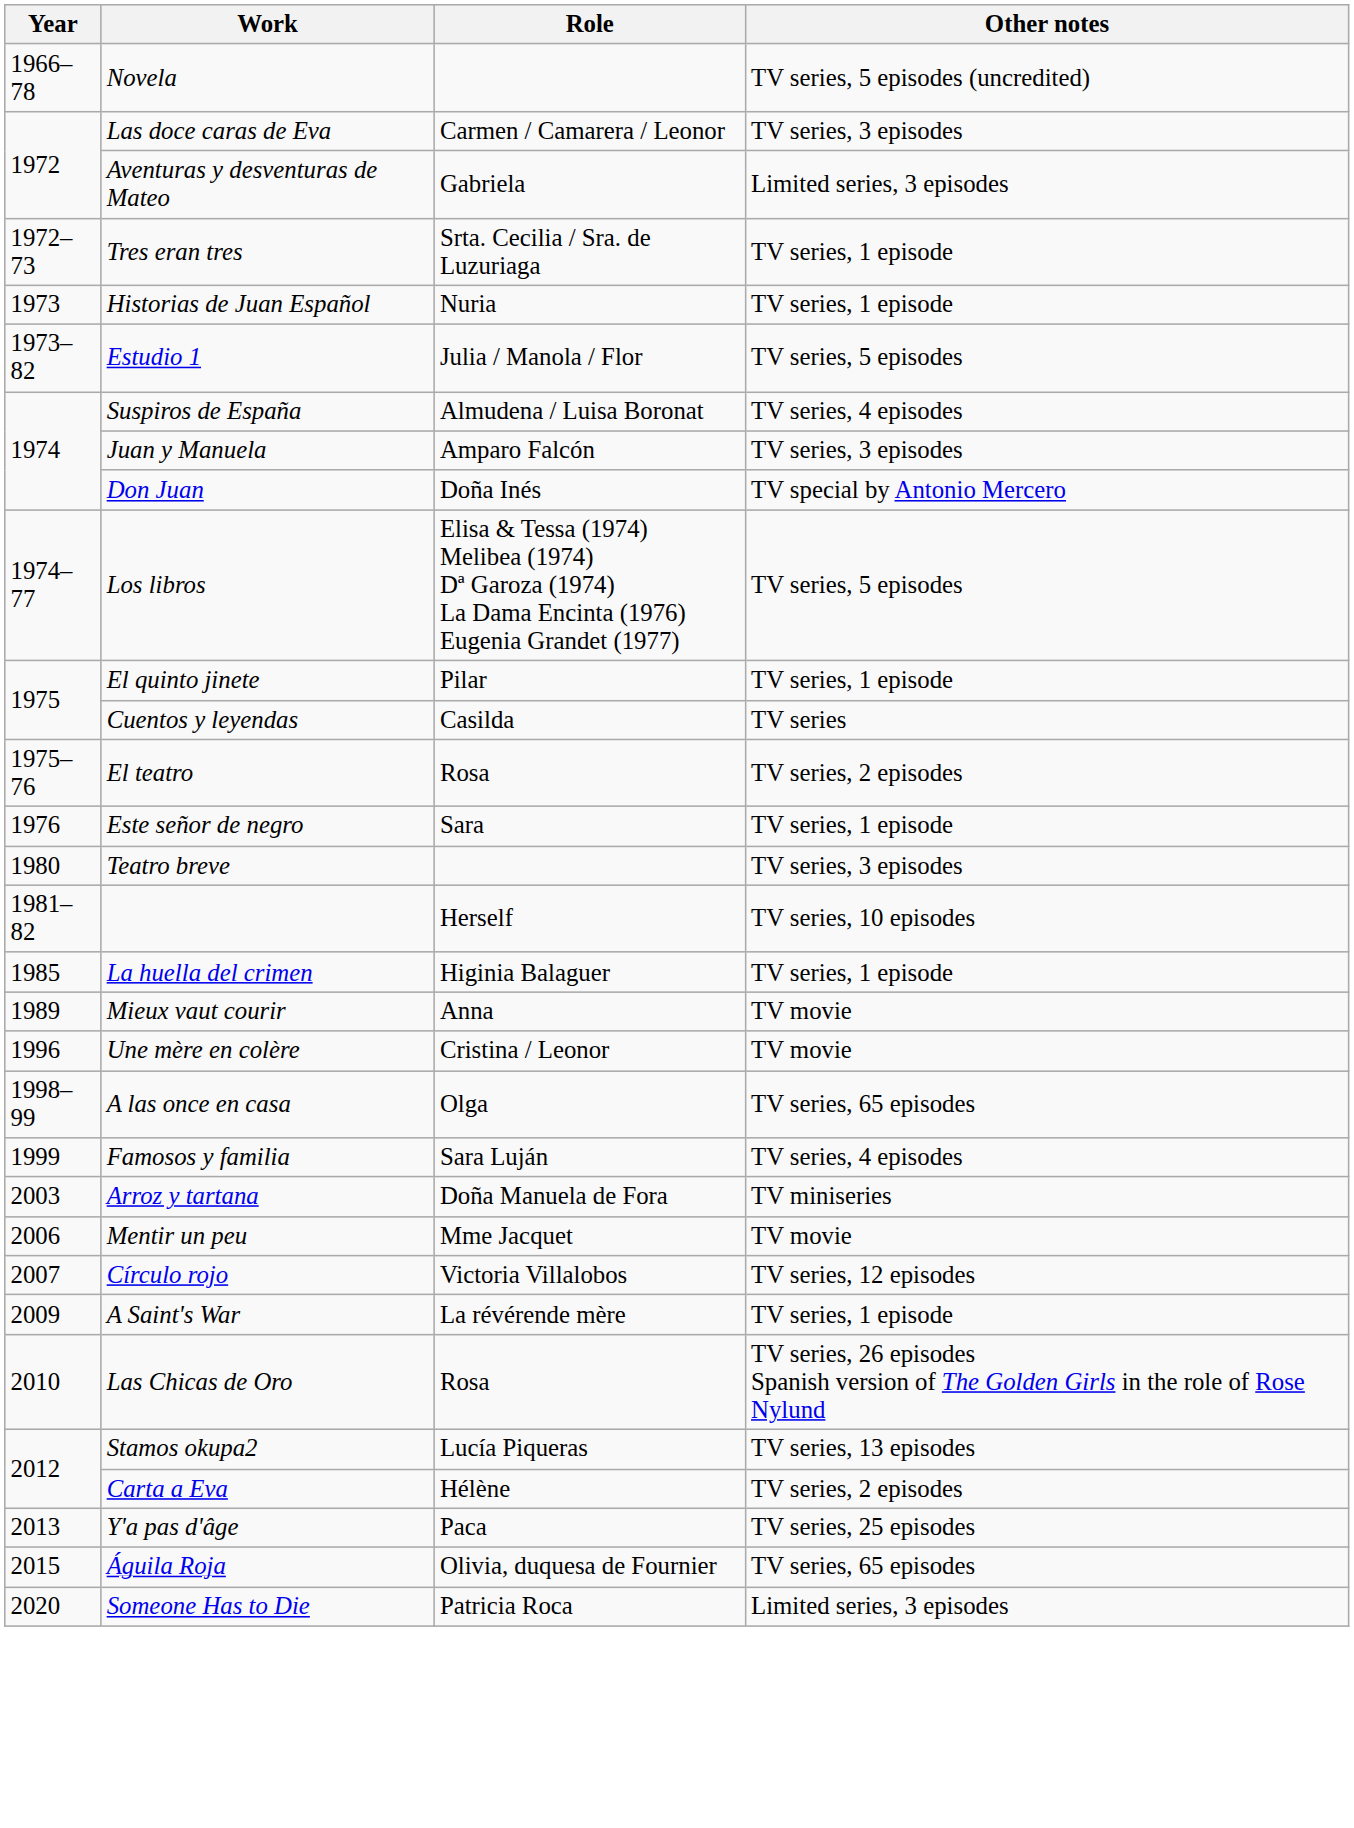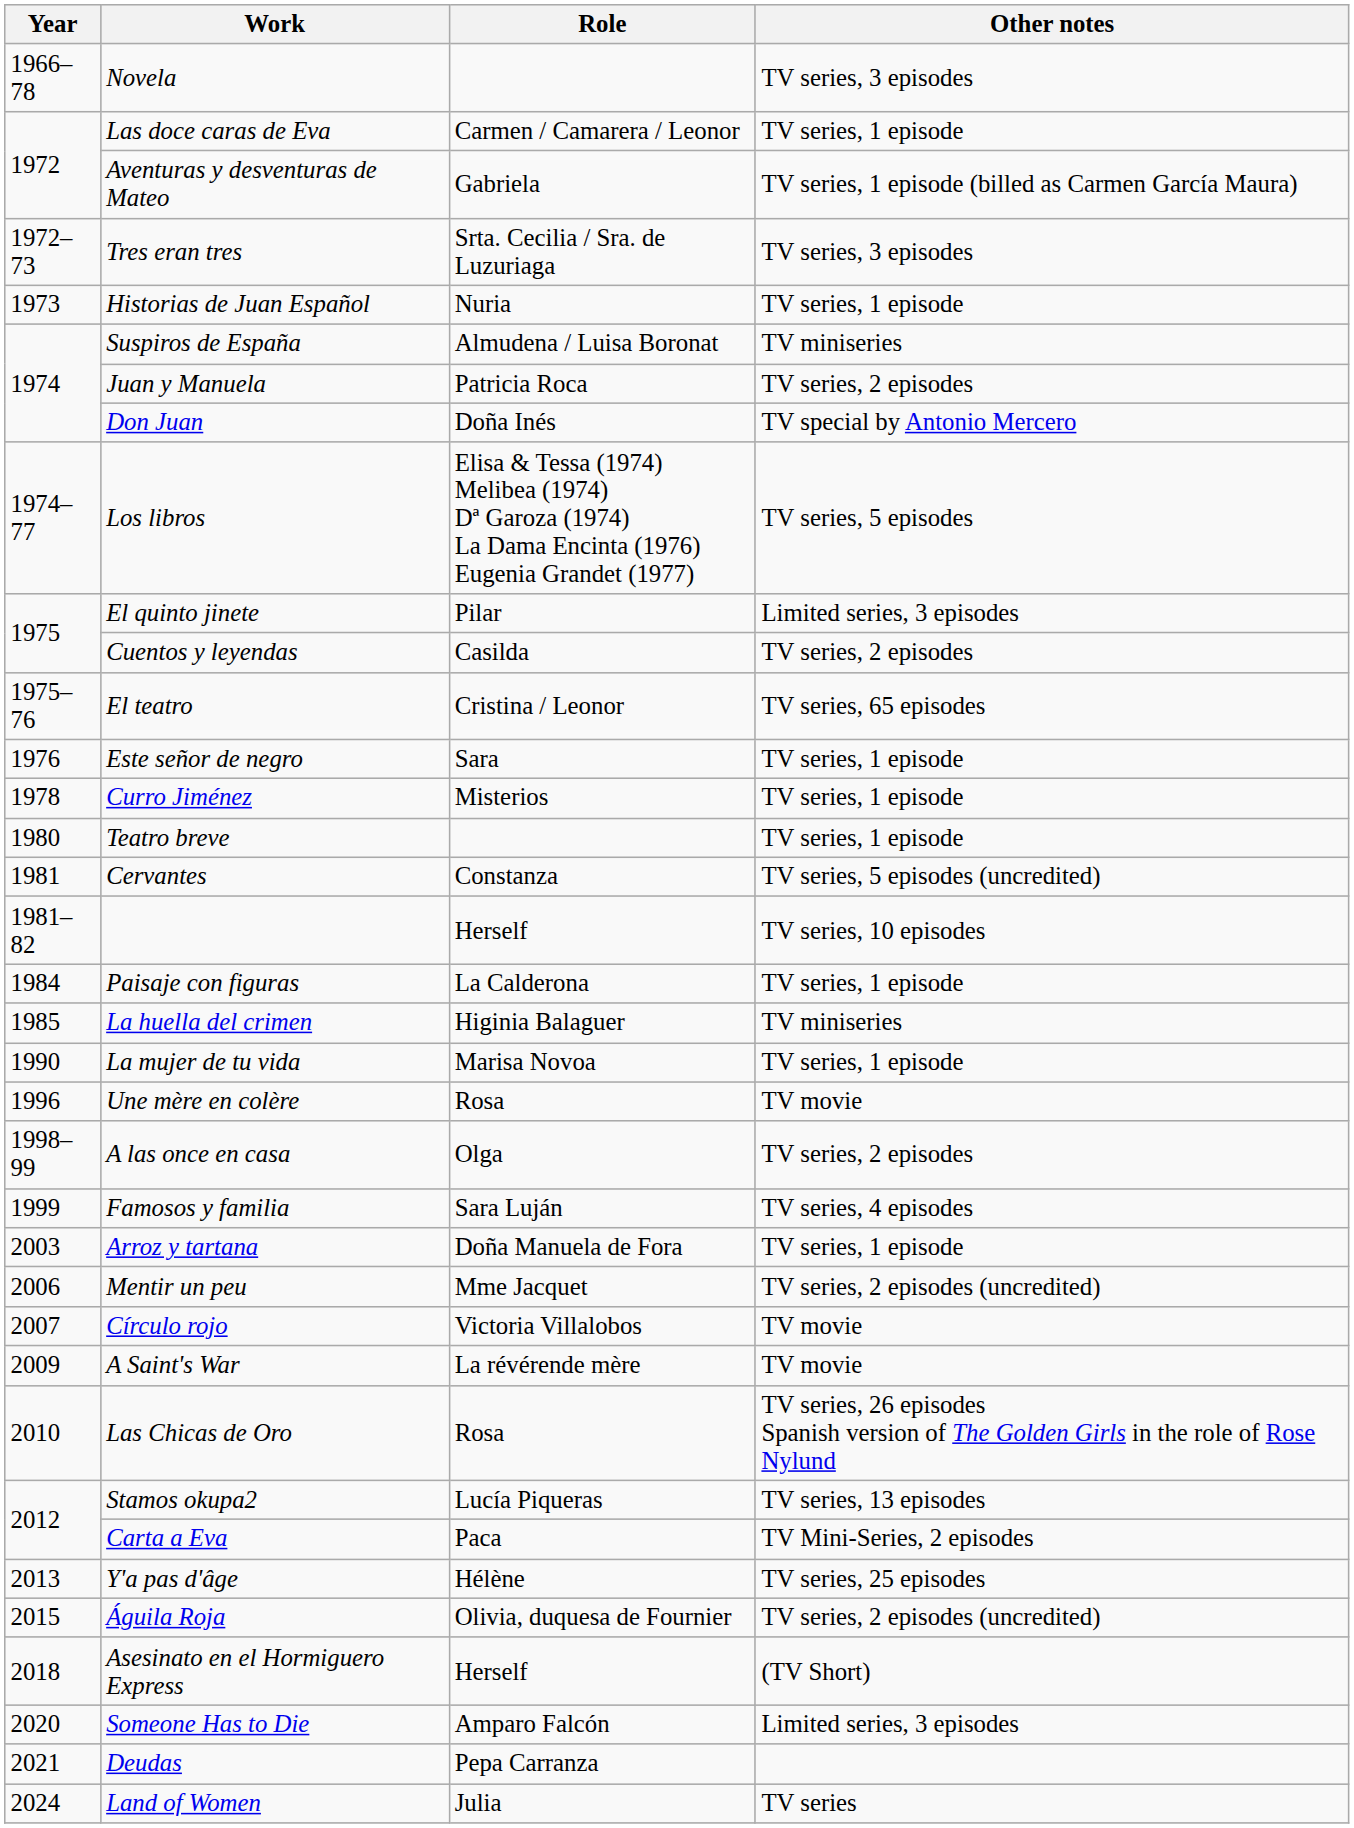(921, 77) TV series, 5 episodes (uncredited) -> (867, 77) TV series, 3 episodes
(857, 130) TV series, 3 episodes -> (862, 130) TV series, 1 episode
(880, 184) Limited series, 3 episodes -> (1029, 184) TV series, 1 episode (billed as Carmen García Maura)
(852, 251) TV series, 1 episode -> (867, 251) TV series, 3 episodes
- row: (154, 357)
(857, 411) TV series, 4 episodes -> (832, 343) TV miniseries
(517, 450) Amparo Falcón -> (521, 383) Patricia Roca
(857, 450) TV series, 3 episodes -> (867, 383) TV series, 2 episodes
(852, 680) TV series, 1 episode -> (890, 612) Limited series, 3 episodes
(799, 719) TV series -> (867, 652) TV series, 2 episodes
(465, 772) Rosa -> (539, 705) Cristina / Leonor
(857, 772) TV series, 2 episodes -> (873, 705) TV series, 65 episodes
+ row: (179, 798)
(857, 865) TV series, 3 episodes -> (862, 837) TV series, 1 episode
+ row: (156, 876)
+ row: (203, 983)
(852, 971) TV series, 1 episode -> (832, 1022) TV miniseries
- row: (196, 1011)
+ row: (203, 1061)
(525, 1050) Cristina / Leonor -> (479, 1101) Rosa
(863, 1103) TV series, 65 episodes -> (867, 1154) TV series, 2 episodes
(821, 1196) TV miniseries -> (862, 1247) TV series, 1 episode
(801, 1235) TV movie -> (931, 1286) TV series, 2 episodes (uncredited)
(863, 1275) TV series, 12 episodes -> (812, 1325) TV movie
(852, 1314) TV series, 1 episode -> (812, 1365) TV movie
(475, 1488) Hélène -> (478, 1538) Paca
(857, 1488) TV series, 2 episodes -> (898, 1538) TV Mini-Series, 2 episodes
(463, 1527) Paca -> (490, 1578) Hélène
(863, 1566) TV series, 65 episodes -> (931, 1617) TV series, 2 episodes (uncredited)
+ row: (245, 1670)
(506, 1606) Patricia Roca -> (532, 1724) Amparo Falcón
+ row: (144, 1763)
+ row: (184, 1802)
